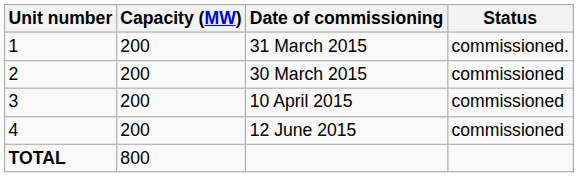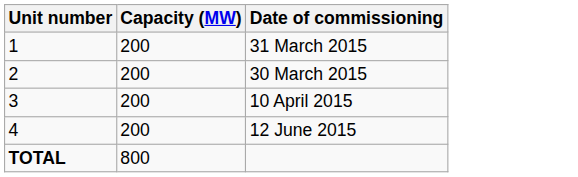- column: (510, 18)
